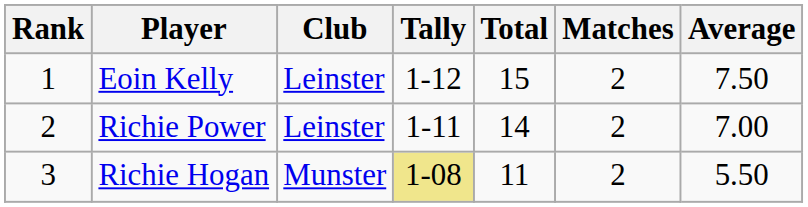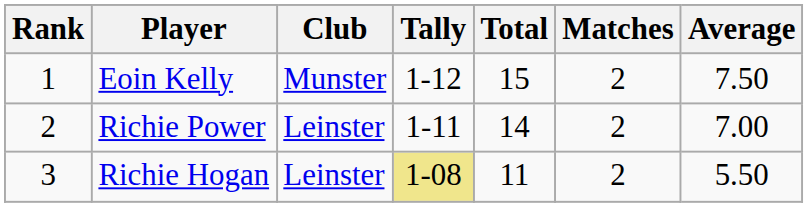(334, 77) Leinster -> (335, 77) Munster
(335, 175) Munster -> (334, 175) Leinster
